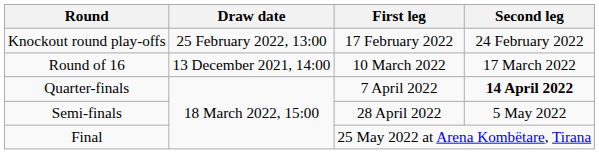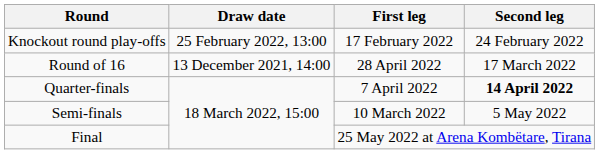(399, 64) 10 March 2022 -> (399, 64) 28 April 2022
(399, 112) 28 April 2022 -> (399, 112) 10 March 2022
